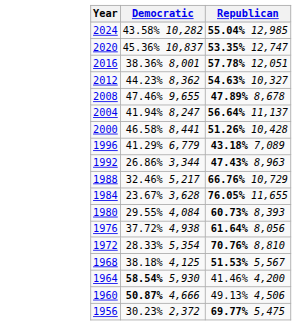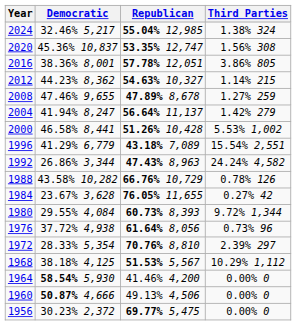+ column: (248, 14)
(163, 30) 43.58% 10,282 -> (78, 30) 32.46% 5,217
(163, 179) 32.46% 5,217 -> (78, 179) 43.58% 10,282
